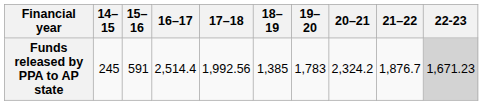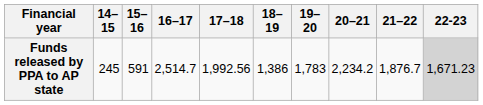(175, 69) 2,514.4 -> (175, 69) 2,514.7
(273, 69) 1,385 -> (273, 69) 1,386
(352, 69) 2,324.2 -> (352, 69) 2,234.2
